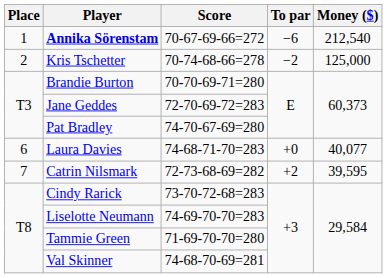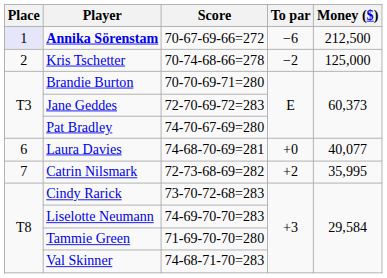(24, 37) no background -> (24, 37) lavender background
(348, 37) 212,540 -> (348, 37) 212,500
(214, 149) 74-68-71-70=283 -> (214, 149) 74-68-70-69=281
(348, 171) 39,595 -> (348, 171) 35,995
(214, 261) 74-68-70-69=281 -> (214, 261) 74-68-71-70=283
